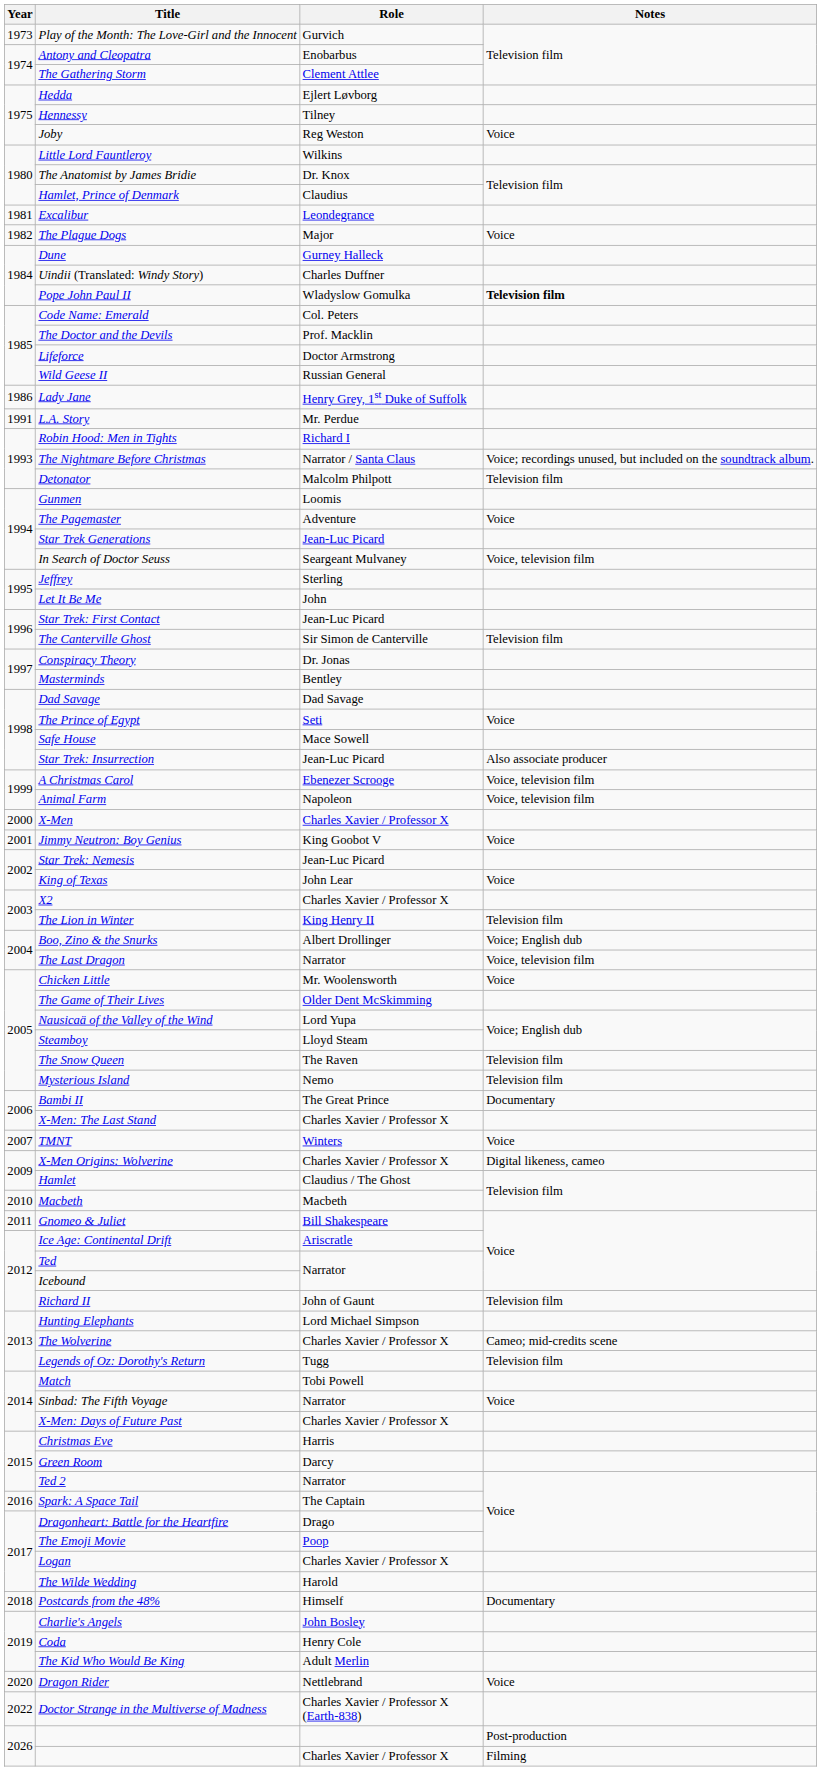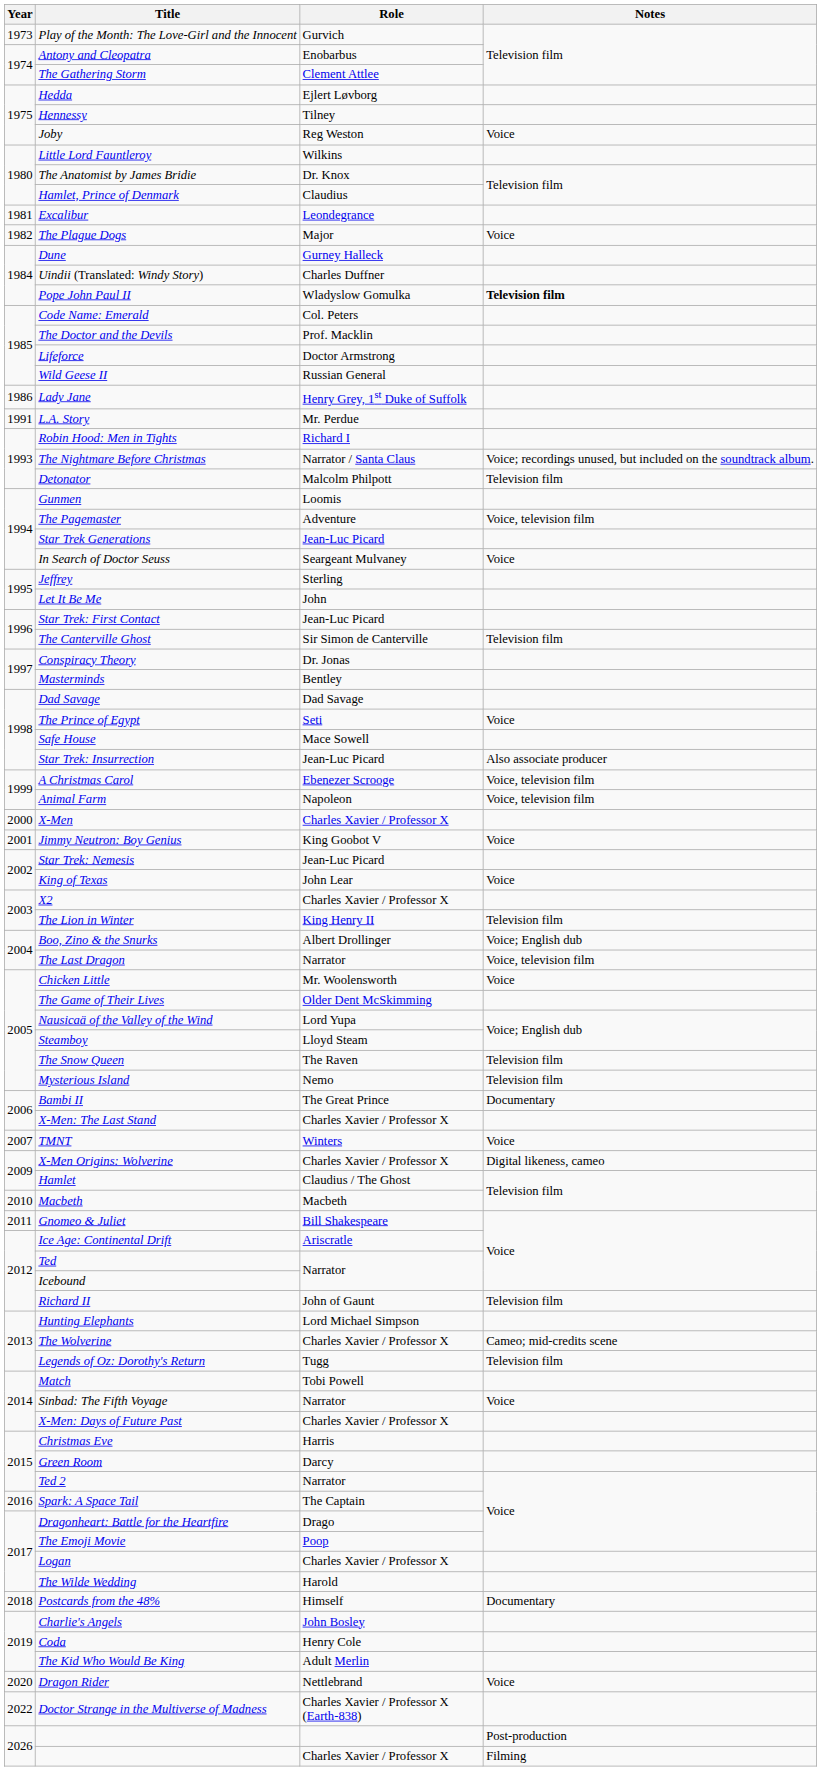(500, 519) Voice -> (540, 519) Voice, television film
(540, 559) Voice, television film -> (500, 559) Voice
